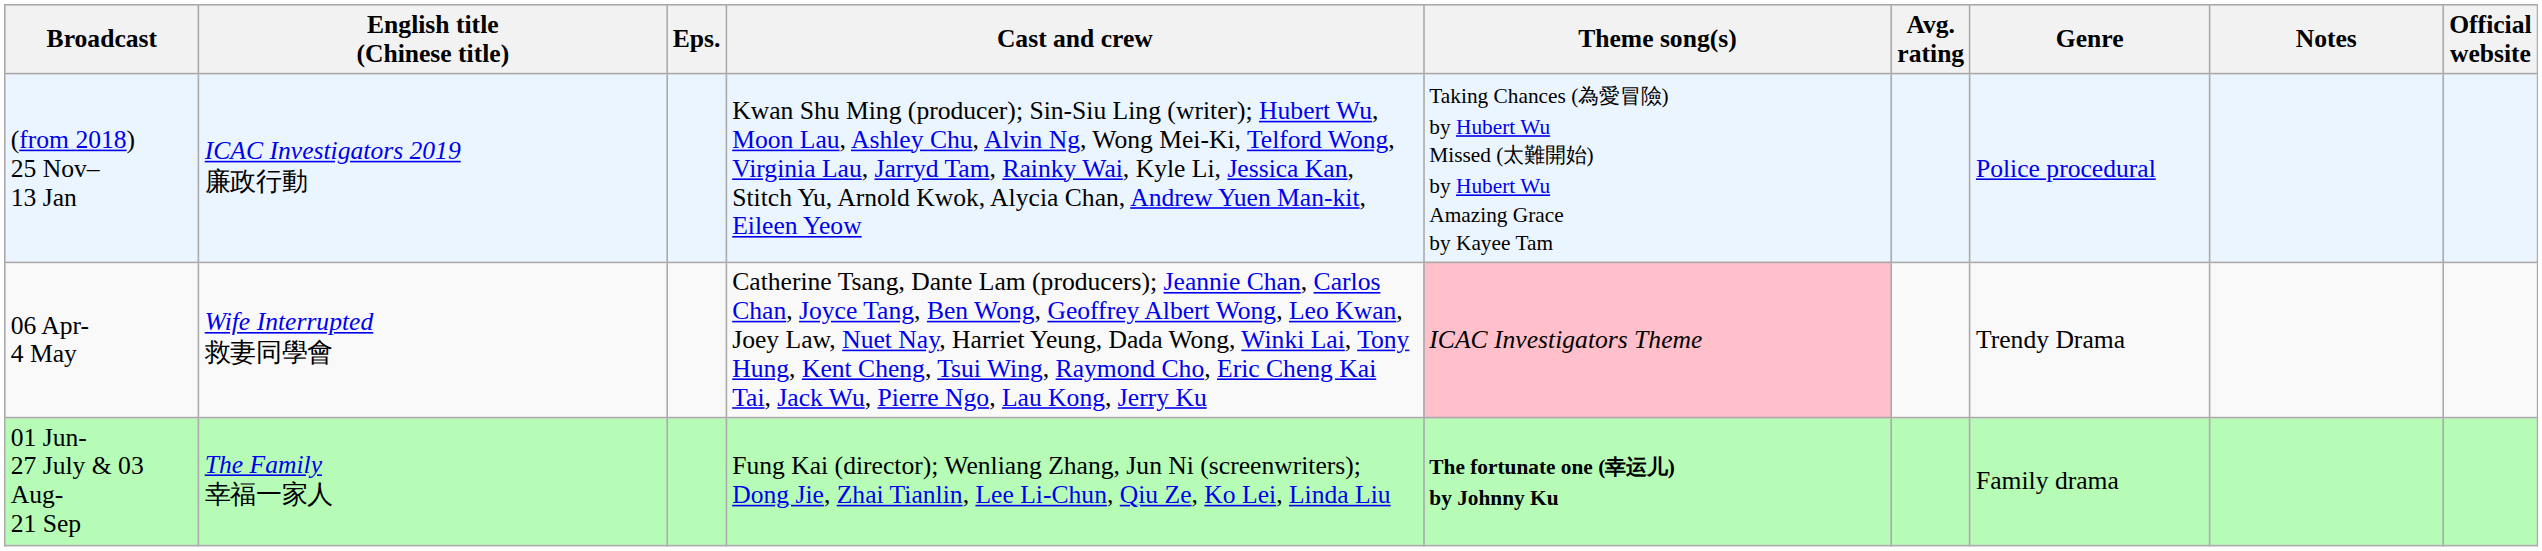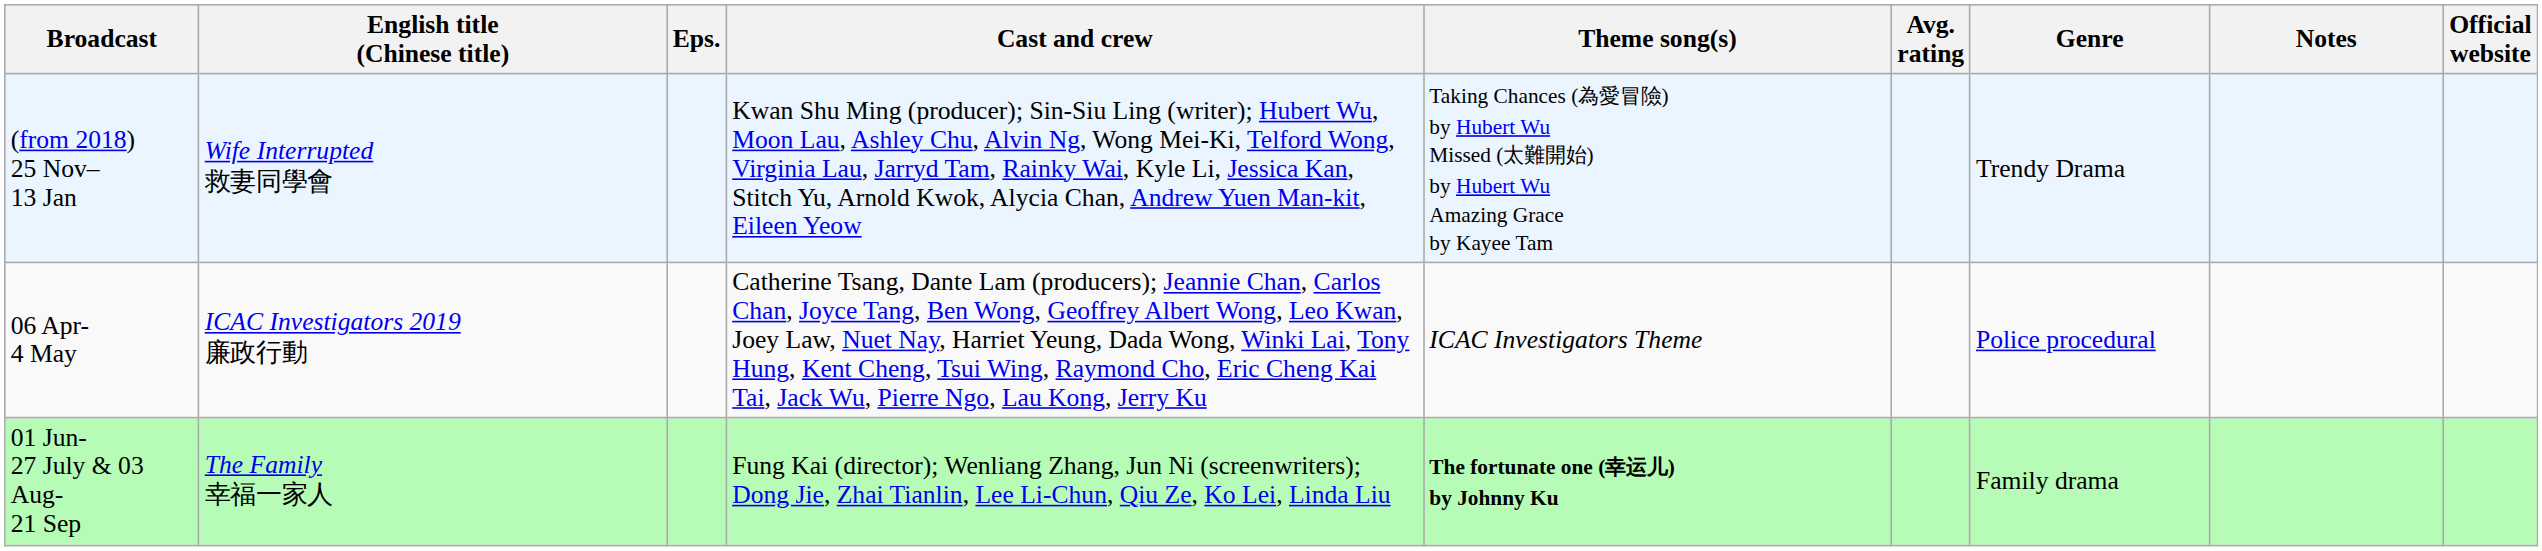(333, 166) ICAC Investigators 2019 廉政行動 -> (289, 166) Wife Interrupted 救妻同學會
(2066, 167) Police procedural -> (2050, 167) Trendy Drama
(289, 338) Wife Interrupted 救妻同學會 -> (333, 338) ICAC Investigators 2019 廉政行動
(1566, 339) pink background -> (1566, 339) no background
(2050, 339) Trendy Drama -> (2066, 339) Police procedural
